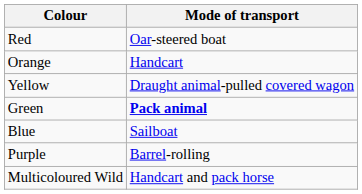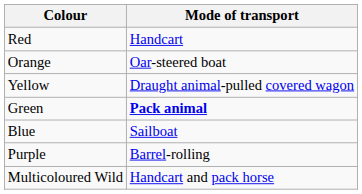(178, 39) Oar-steered boat -> (156, 39) Handcart
(156, 62) Handcart -> (178, 62) Oar-steered boat
